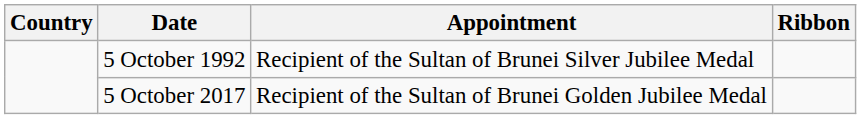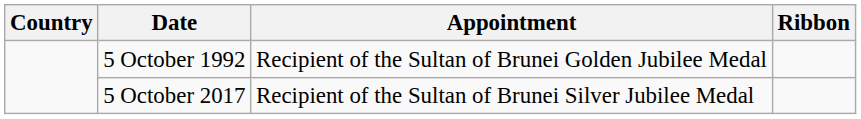(505, 58) Recipient of the Sultan of Brunei Silver Jubilee Medal -> (511, 58) Recipient of the Sultan of Brunei Golden Jubilee Medal
(511, 95) Recipient of the Sultan of Brunei Golden Jubilee Medal -> (505, 95) Recipient of the Sultan of Brunei Silver Jubilee Medal
